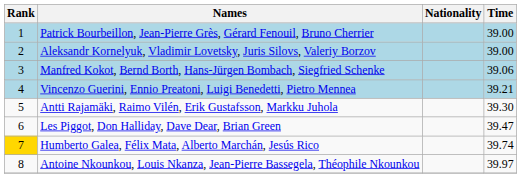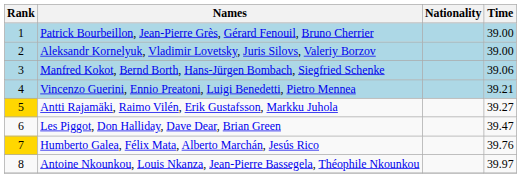(21, 107) no background -> (21, 107) gold background
(500, 107) 39.30 -> (500, 107) 39.27
(500, 145) 39.74 -> (500, 145) 39.76
